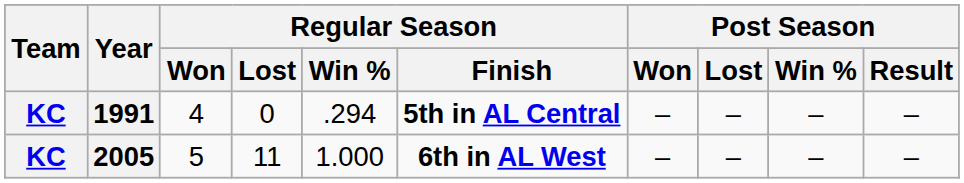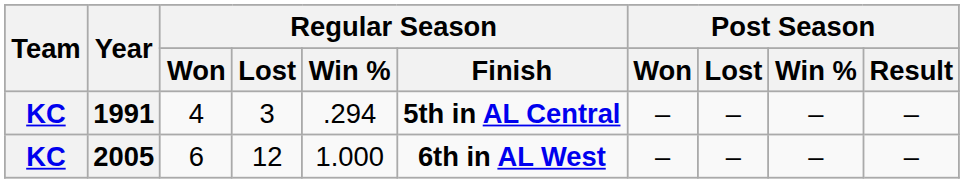(267, 113) 0 -> (267, 113) 3
(196, 157) 5 -> (196, 157) 6
(267, 157) 11 -> (267, 157) 12
